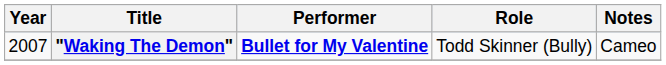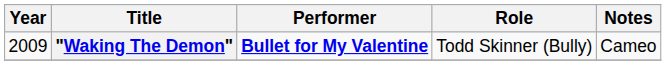(28, 45) 2007 -> (28, 45) 2009
